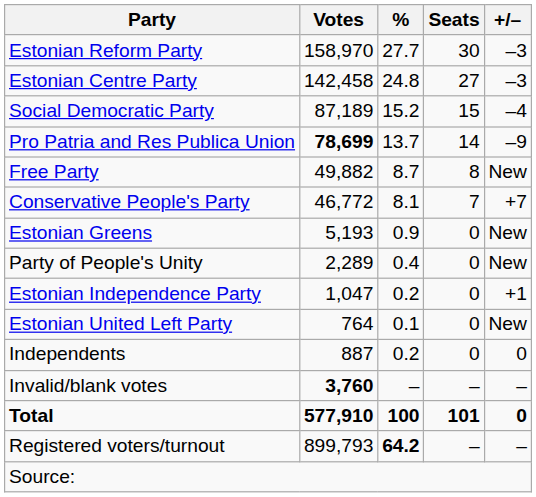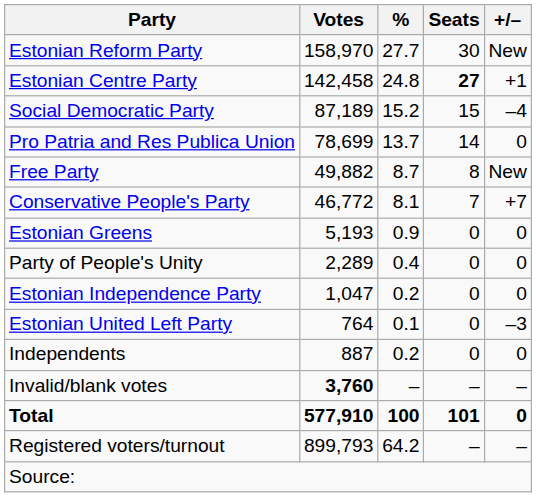(516, 50) –3 -> (508, 50) New
(469, 80) normal -> (469, 80) bold
(516, 80) –3 -> (516, 80) +1
(344, 141) bold -> (344, 141) normal
(516, 141) –9 -> (522, 141) 0
(508, 232) New -> (522, 232) 0
(508, 263) New -> (522, 263) 0
(516, 293) +1 -> (522, 293) 0
(508, 324) New -> (516, 324) –3
(401, 446) bold -> (401, 446) normal
